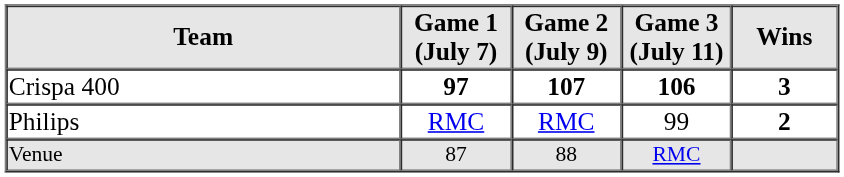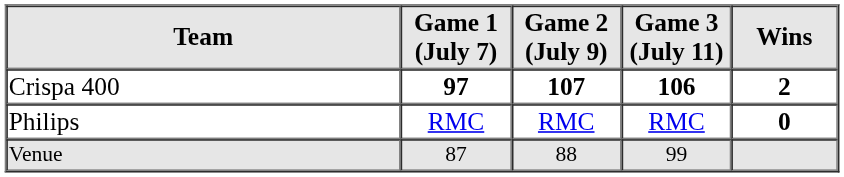(784, 86) 3 -> (784, 86) 2
(676, 121) 99 -> (676, 121) RMC
(784, 121) 2 -> (784, 121) 0
(676, 154) RMC -> (676, 154) 99
